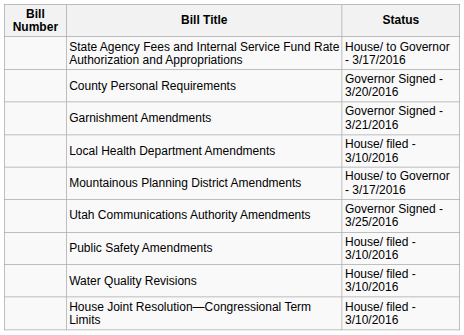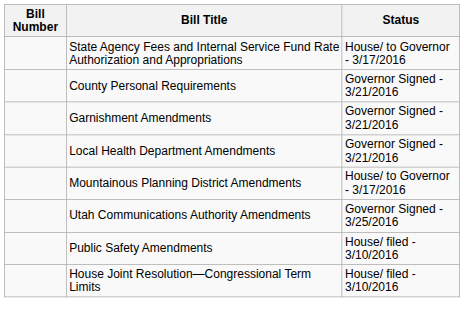(394, 85) Governor Signed - 3/20/2016 -> (394, 85) Governor Signed - 3/21/2016
(380, 150) House/ filed - 3/10/2016 -> (394, 150) Governor Signed - 3/21/2016
- row: (133, 281)
